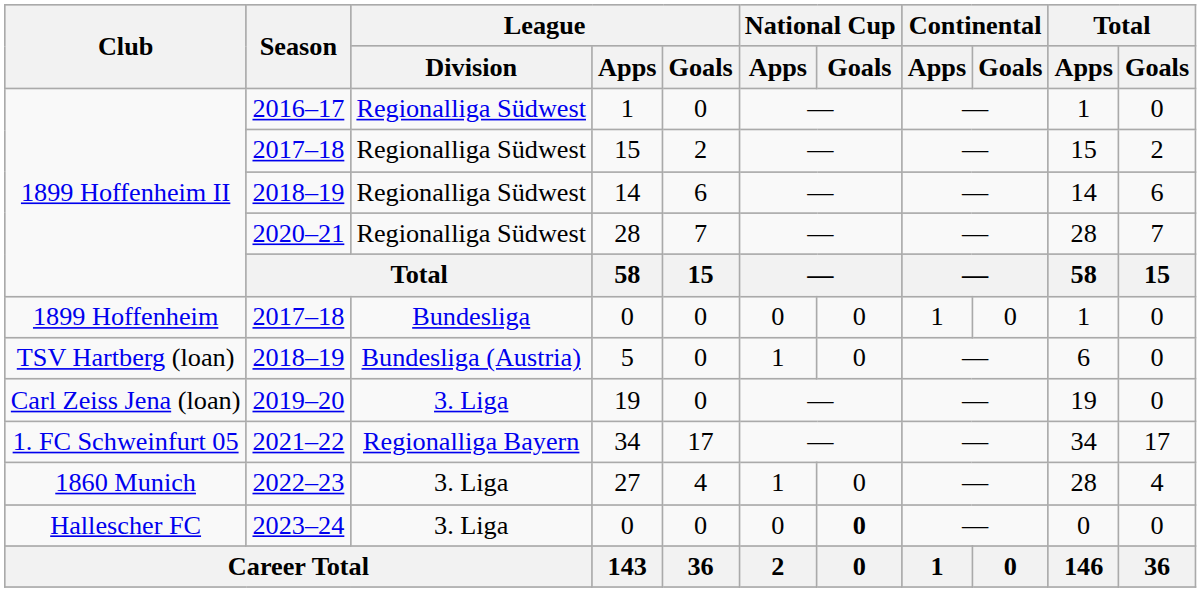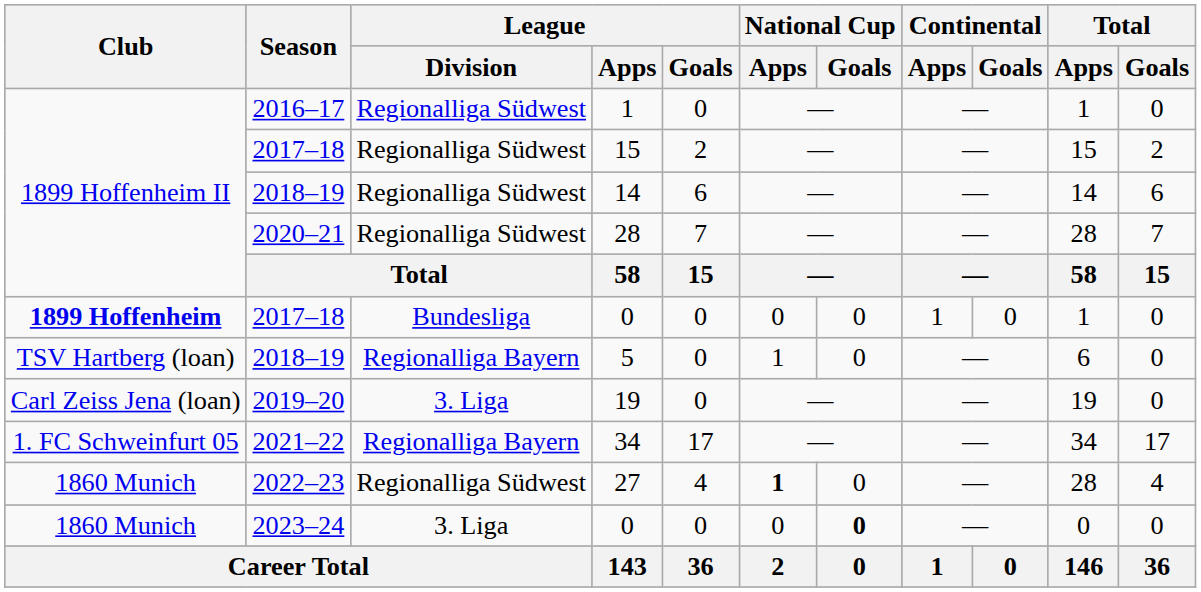(126, 316) normal -> (126, 316) bold
(471, 358) Bundesliga (Austria) -> (471, 358) Regionalliga Bayern
(471, 483) 3. Liga -> (471, 483) Regionalliga Südwest
(778, 483) normal -> (778, 483) bold
(126, 524) Hallescher FC -> (126, 524) 1860 Munich
